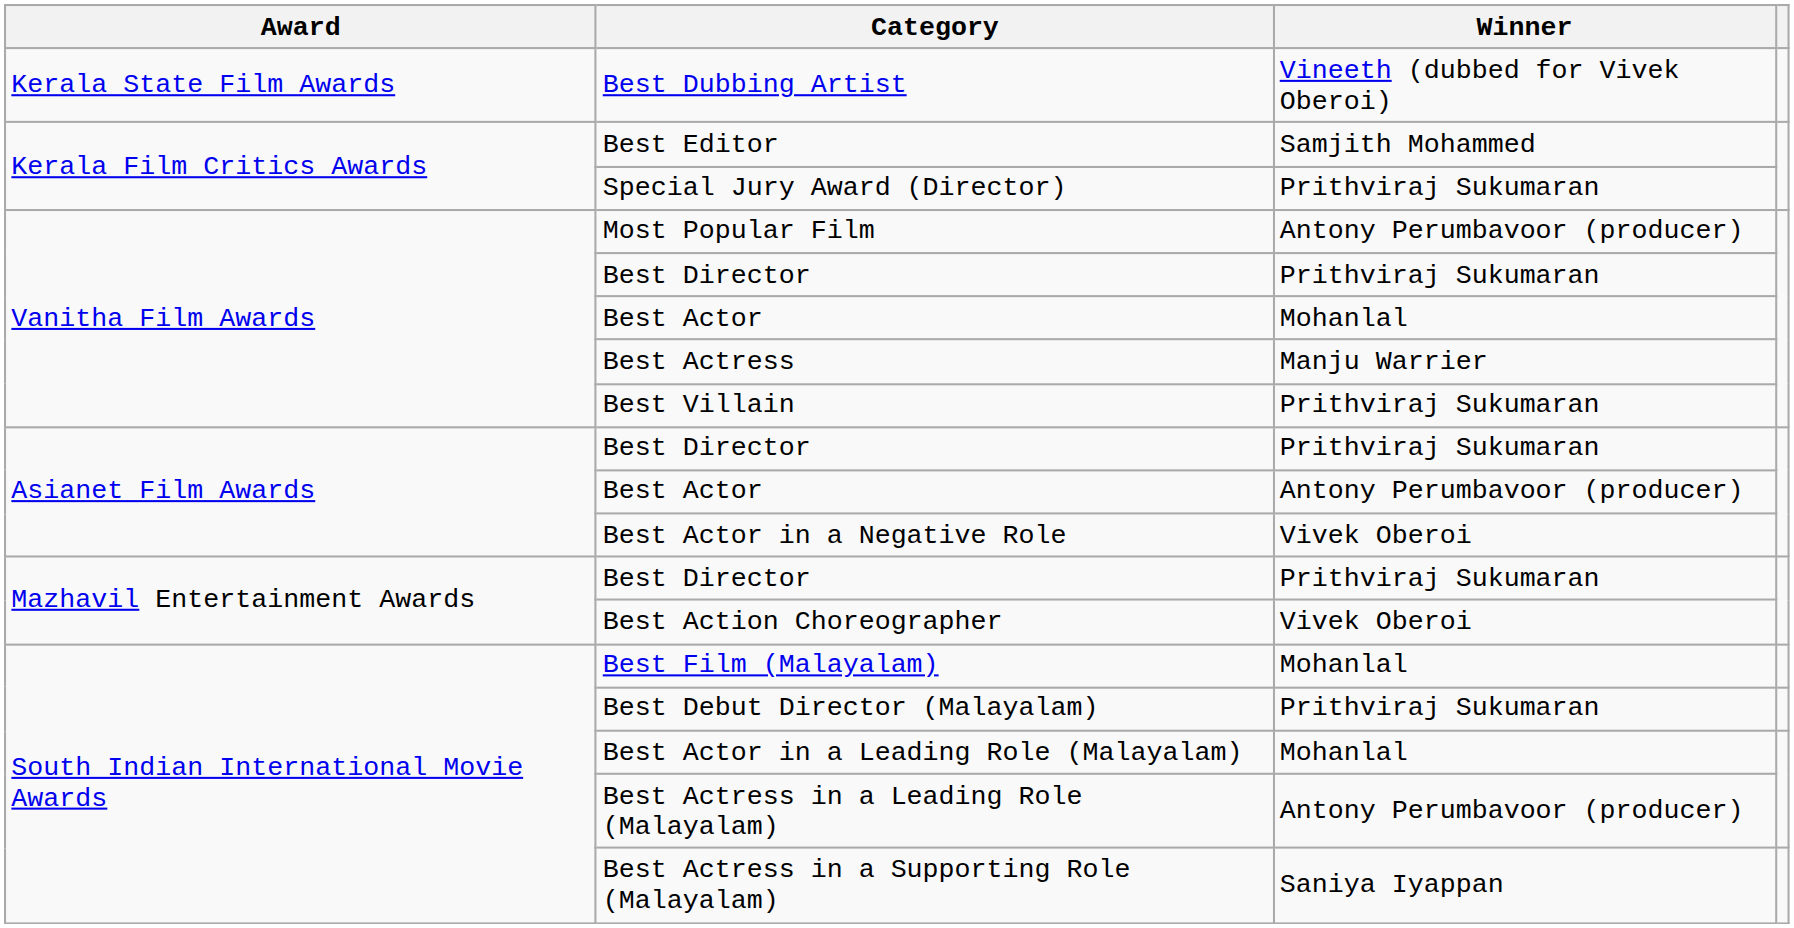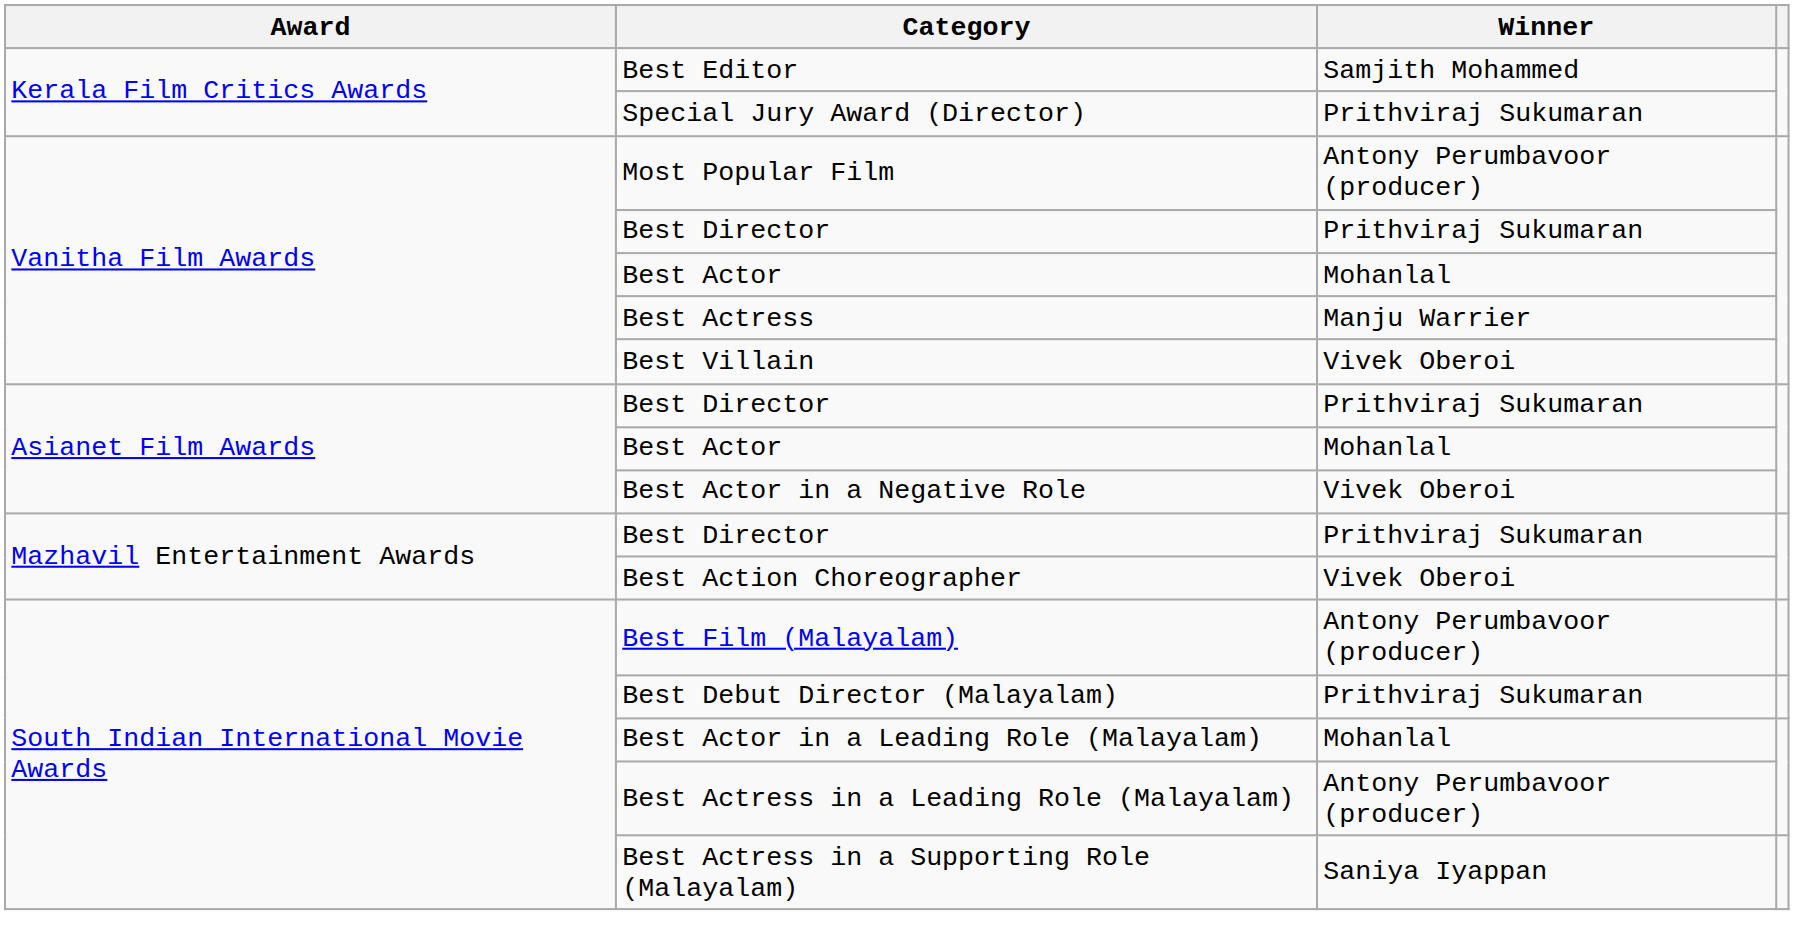- row: (203, 86)
(1440, 405) Prithviraj Sukumaran -> (1419, 362) Vivek Oberoi
(1512, 492) Antony Perumbavoor (producer) -> (1387, 448) Mohanlal
(1344, 666) Mohanlal -> (1467, 638) Antony Perumbavoor (producer)
